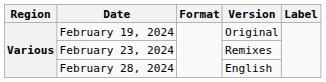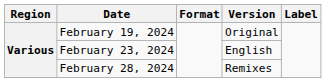(249, 50) Remixes -> (249, 50) English
(249, 68) English -> (249, 68) Remixes
